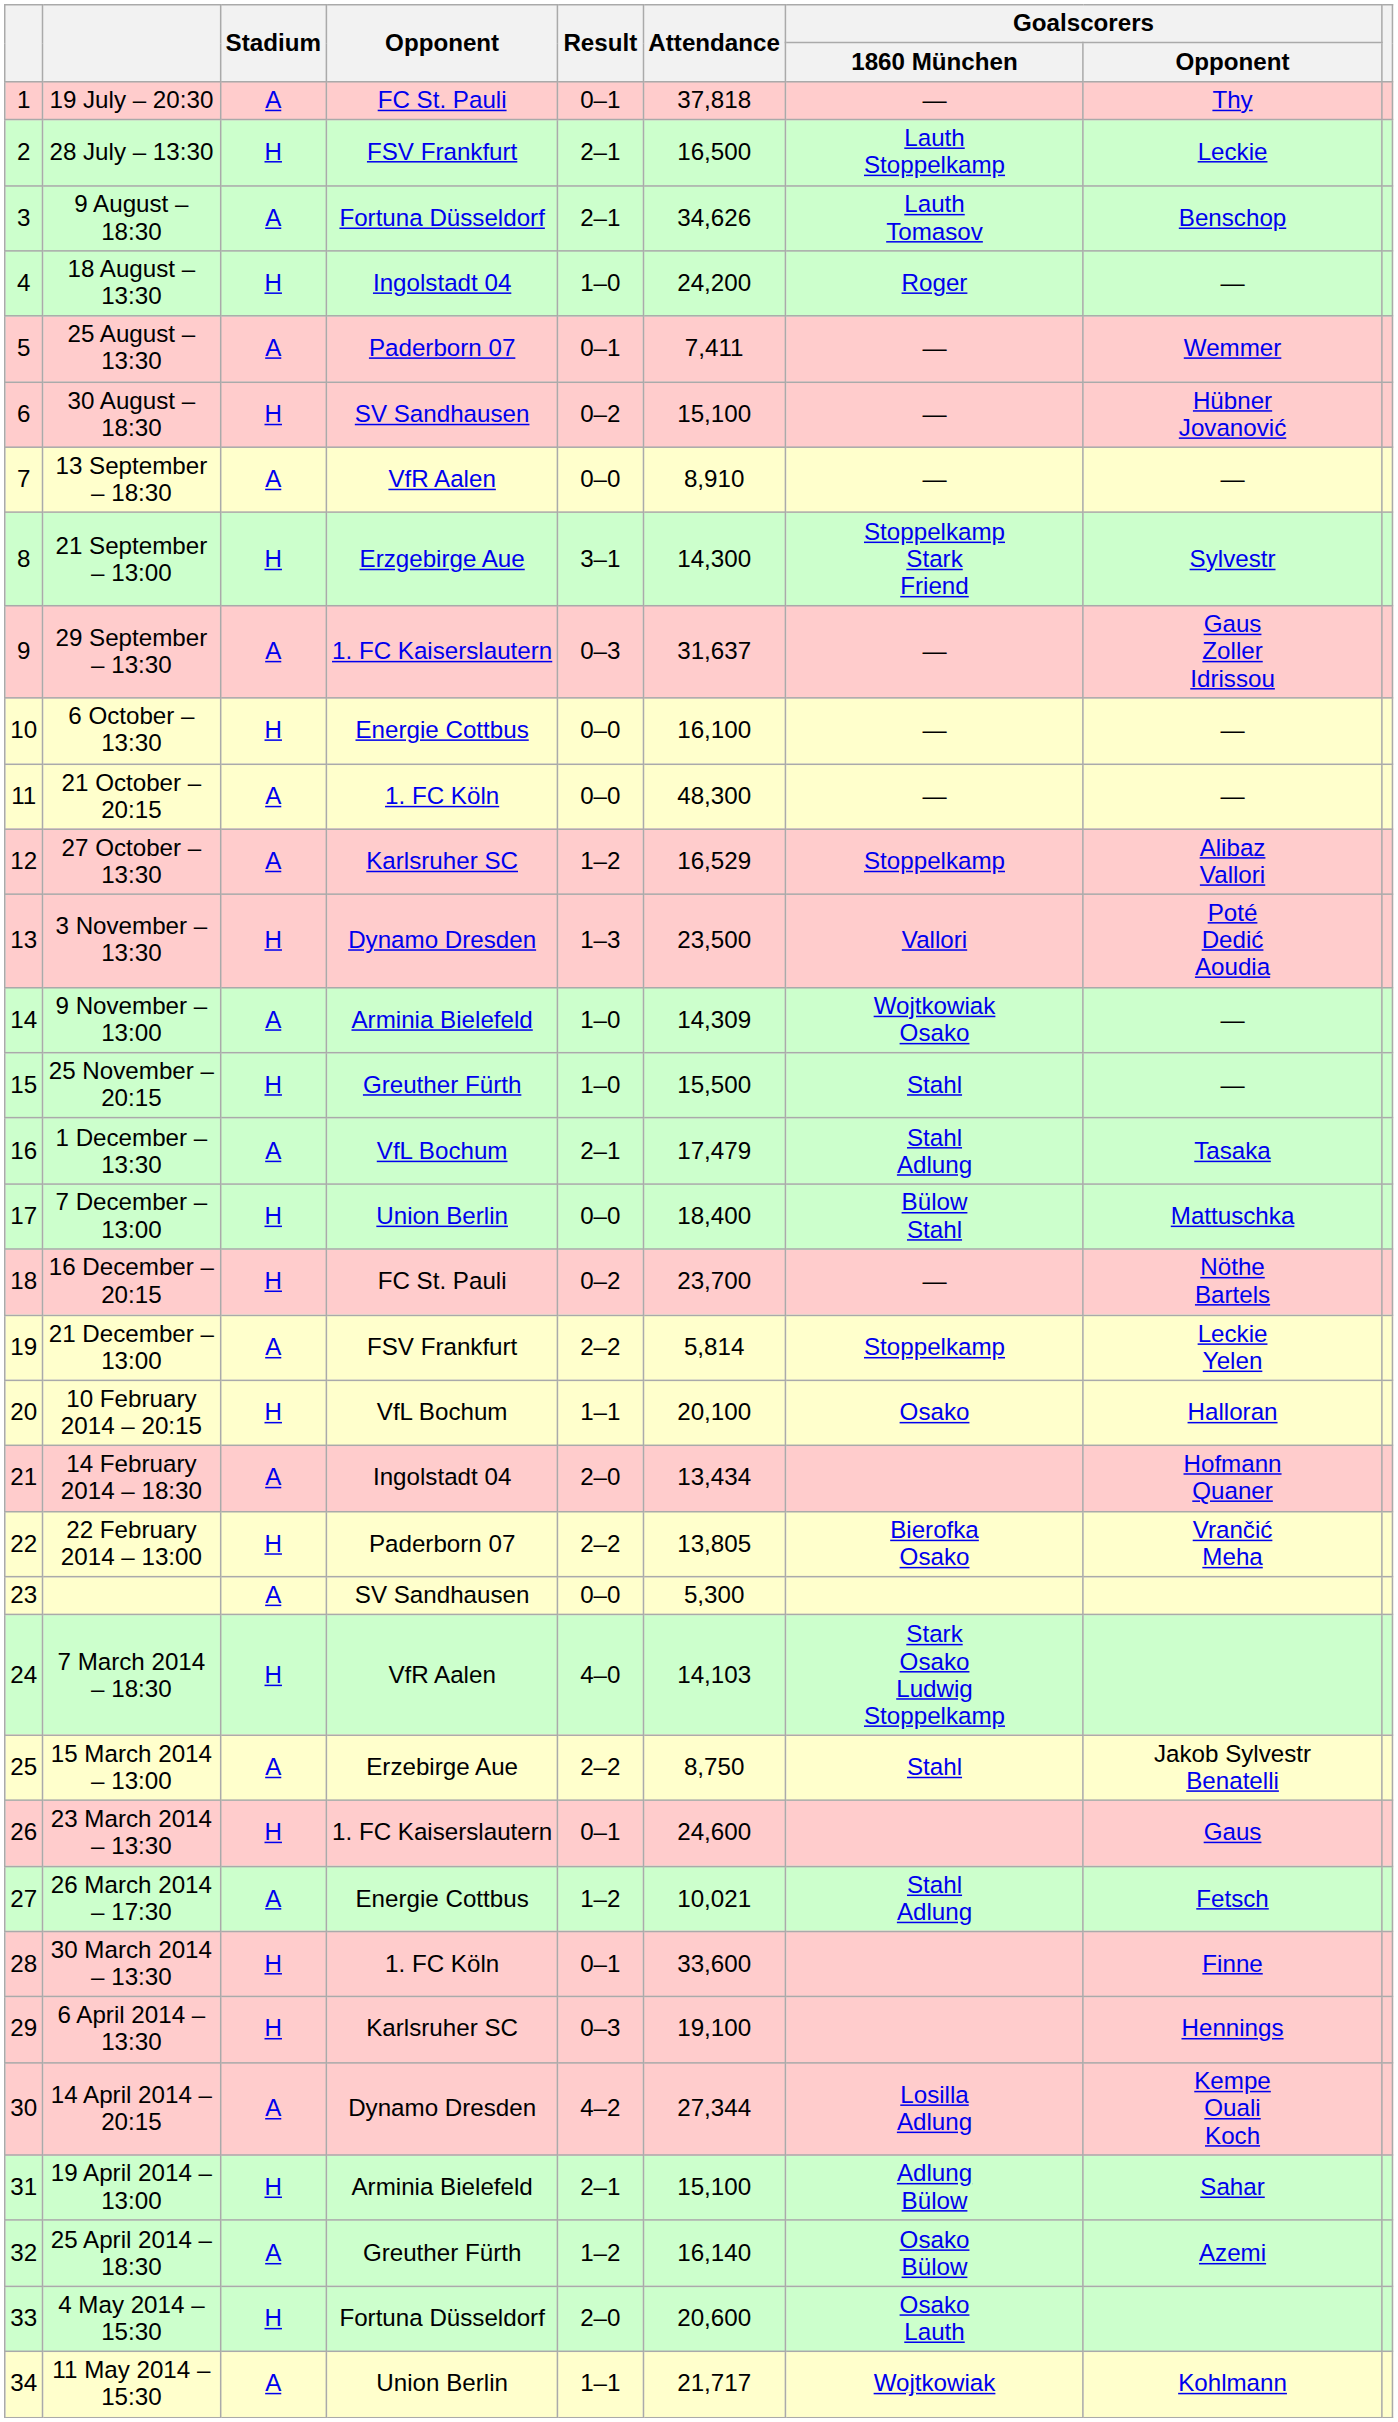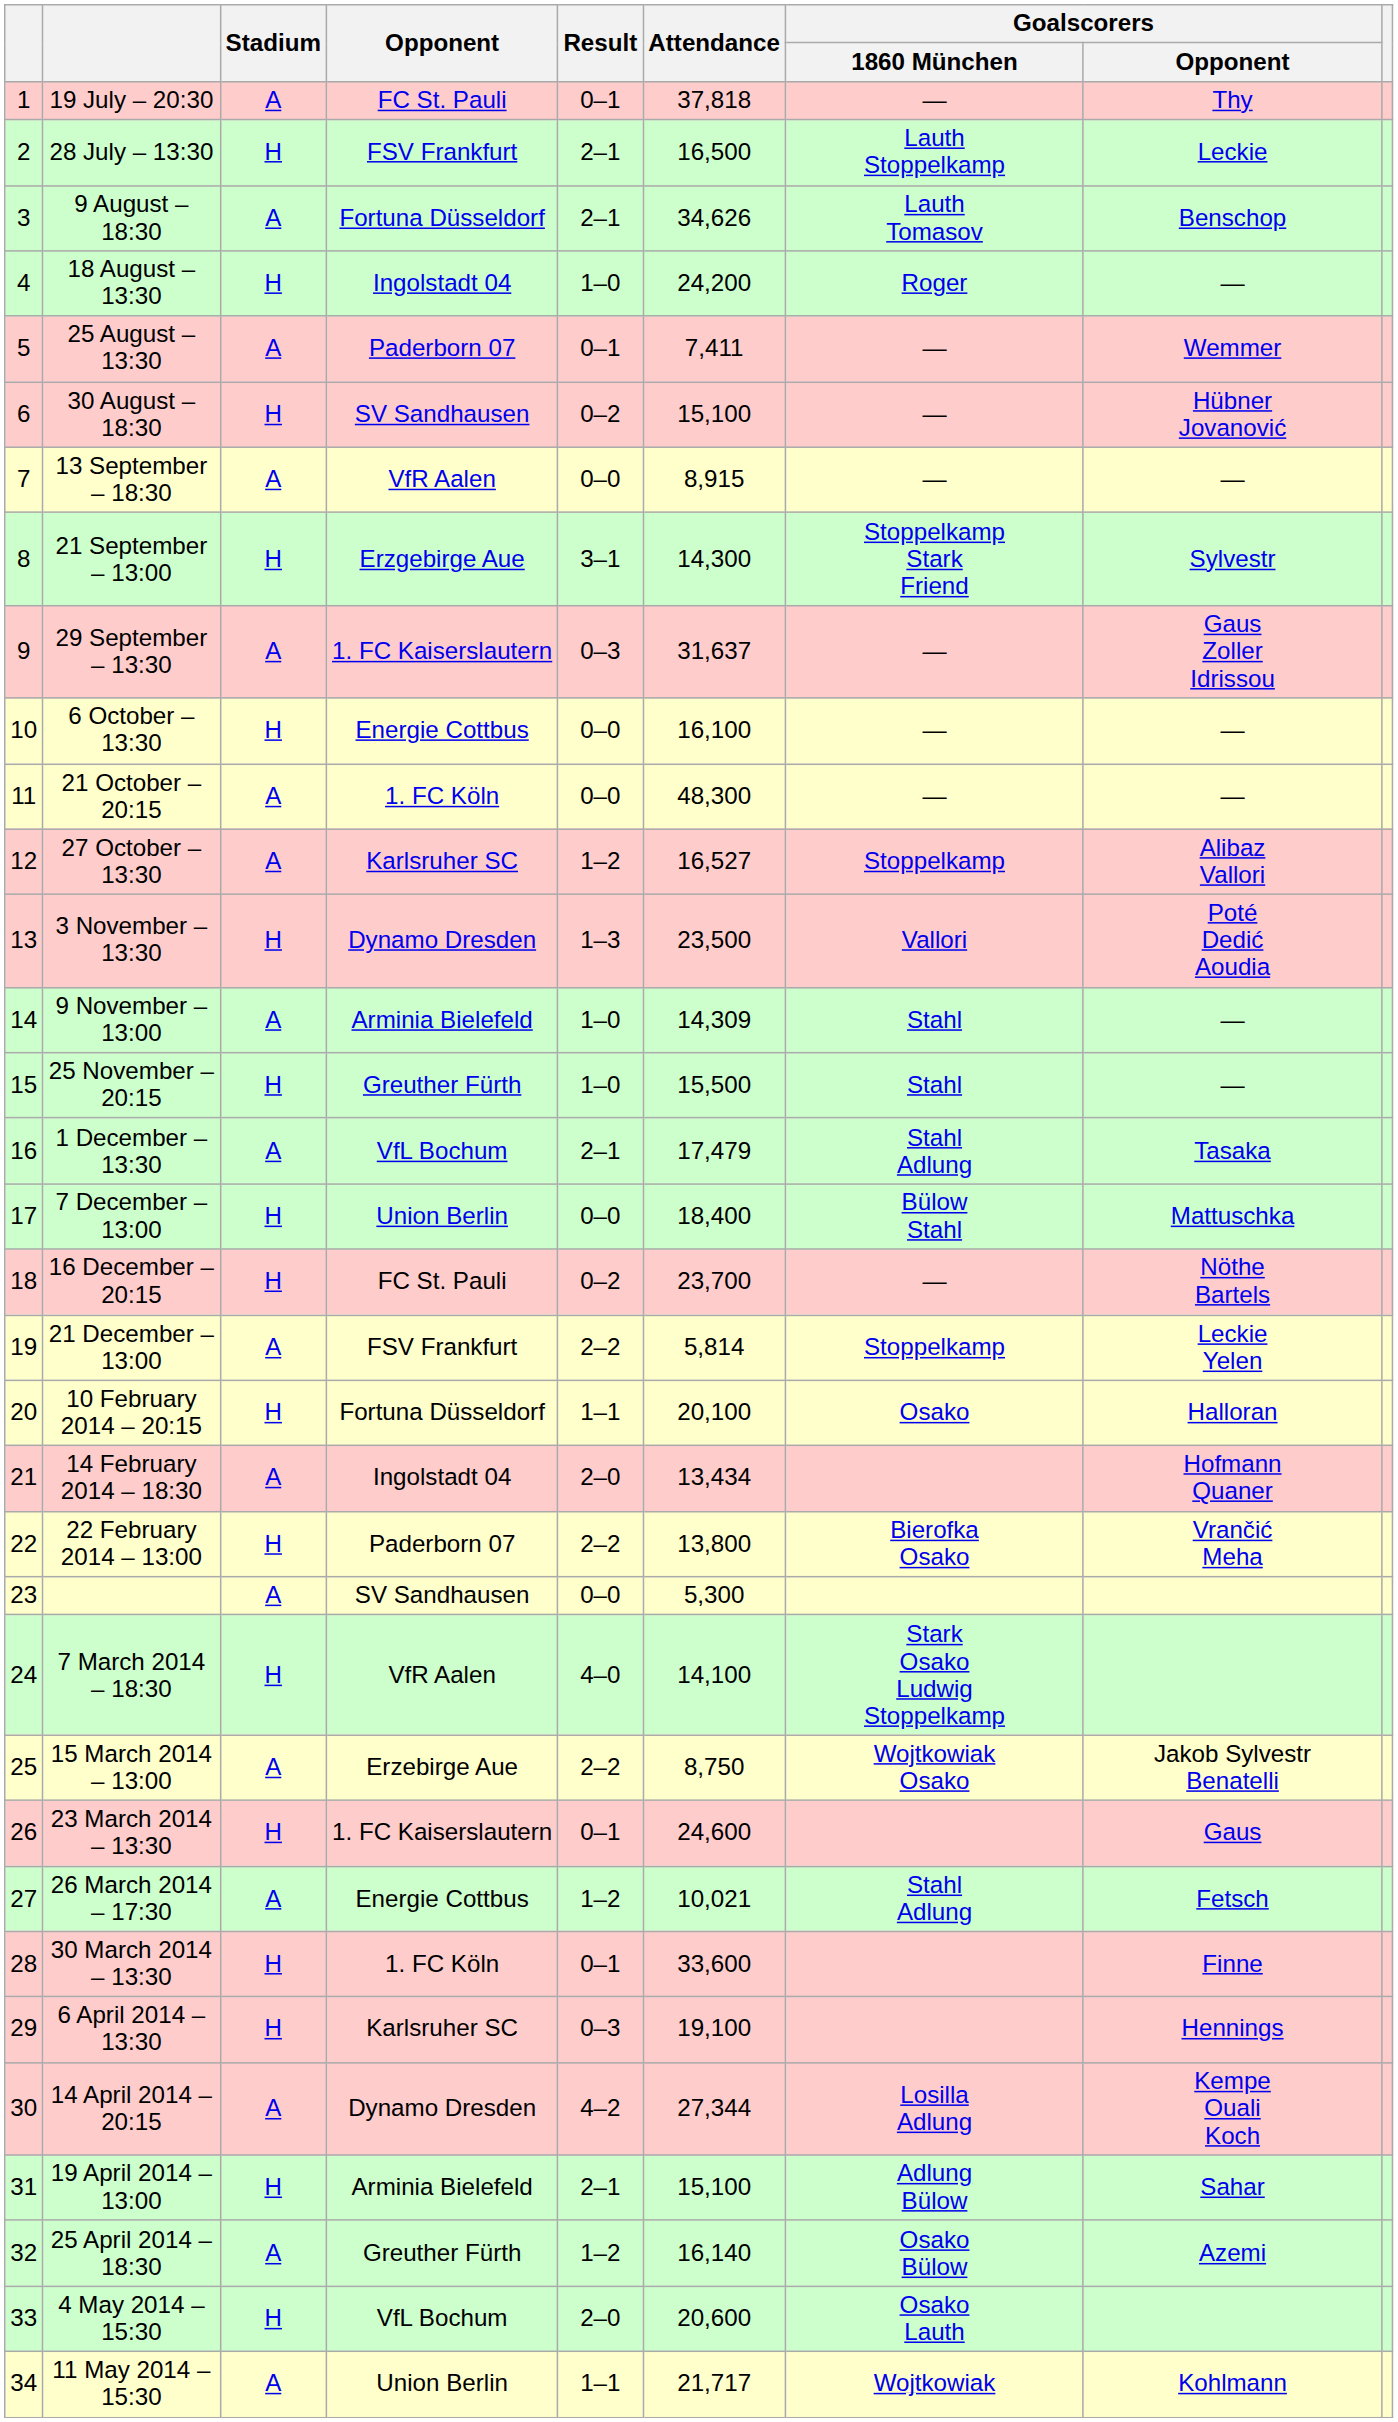(714, 479) 8,910 -> (714, 479) 8,915
(714, 861) 16,529 -> (714, 861) 16,527
(935, 1019) Wojtkowiak Osako -> (935, 1019) Stahl
(442, 1412) VfL Bochum -> (442, 1412) Fortuna Düsseldorf
(714, 1543) 13,805 -> (714, 1543) 13,800
(714, 1674) 14,103 -> (714, 1674) 14,100
(935, 1767) Stahl -> (935, 1767) Wojtkowiak Osako
(442, 2318) Fortuna Düsseldorf -> (442, 2318) VfL Bochum
